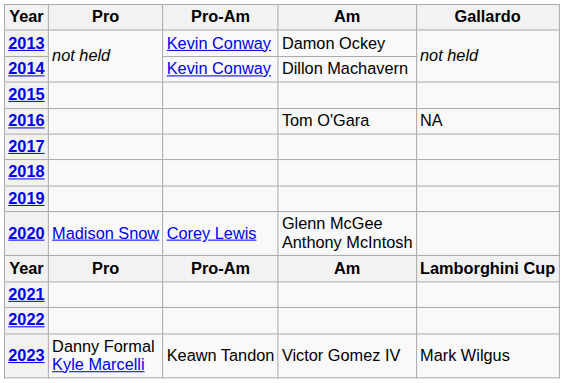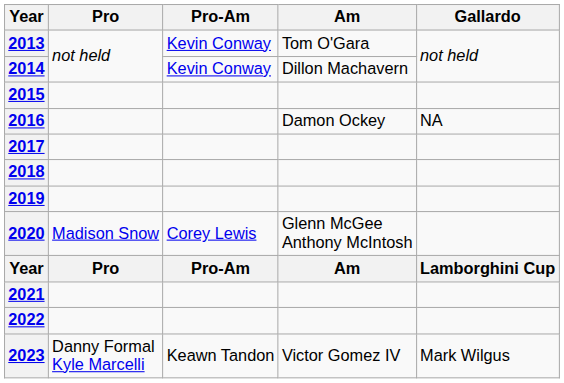(334, 43) Damon Ockey -> (326, 43) Tom O'Gara
(326, 120) Tom O'Gara -> (334, 120) Damon Ockey
